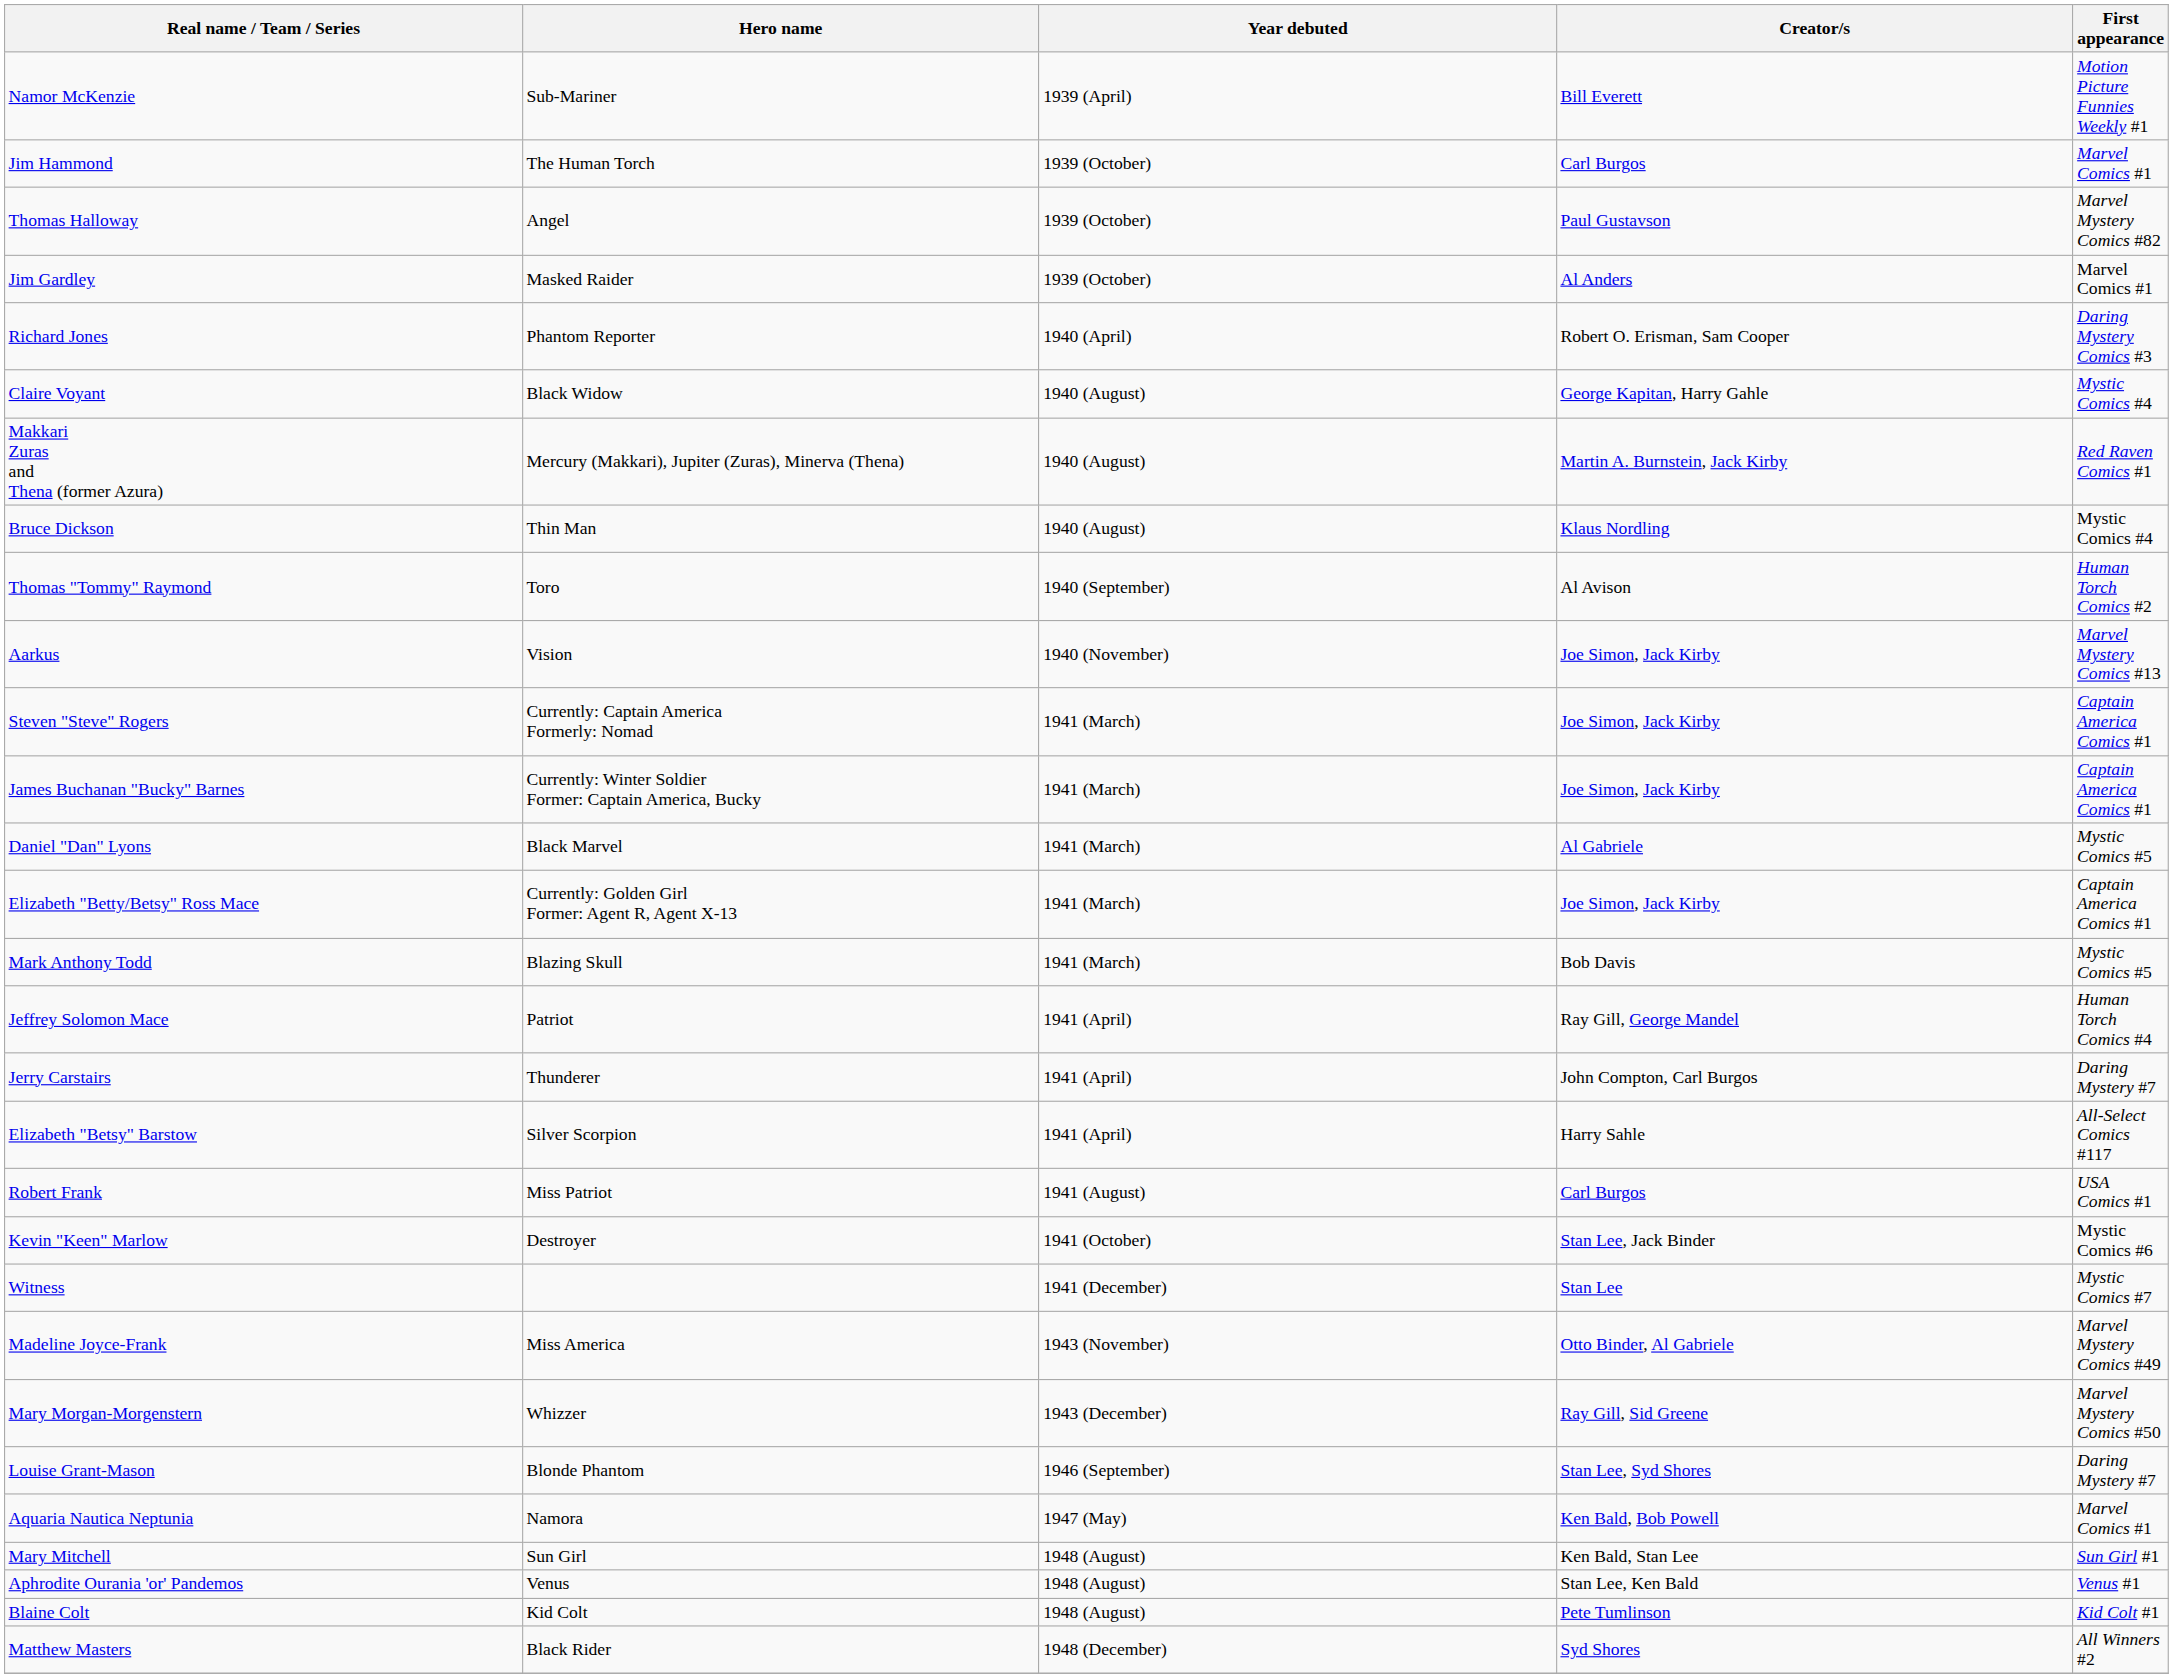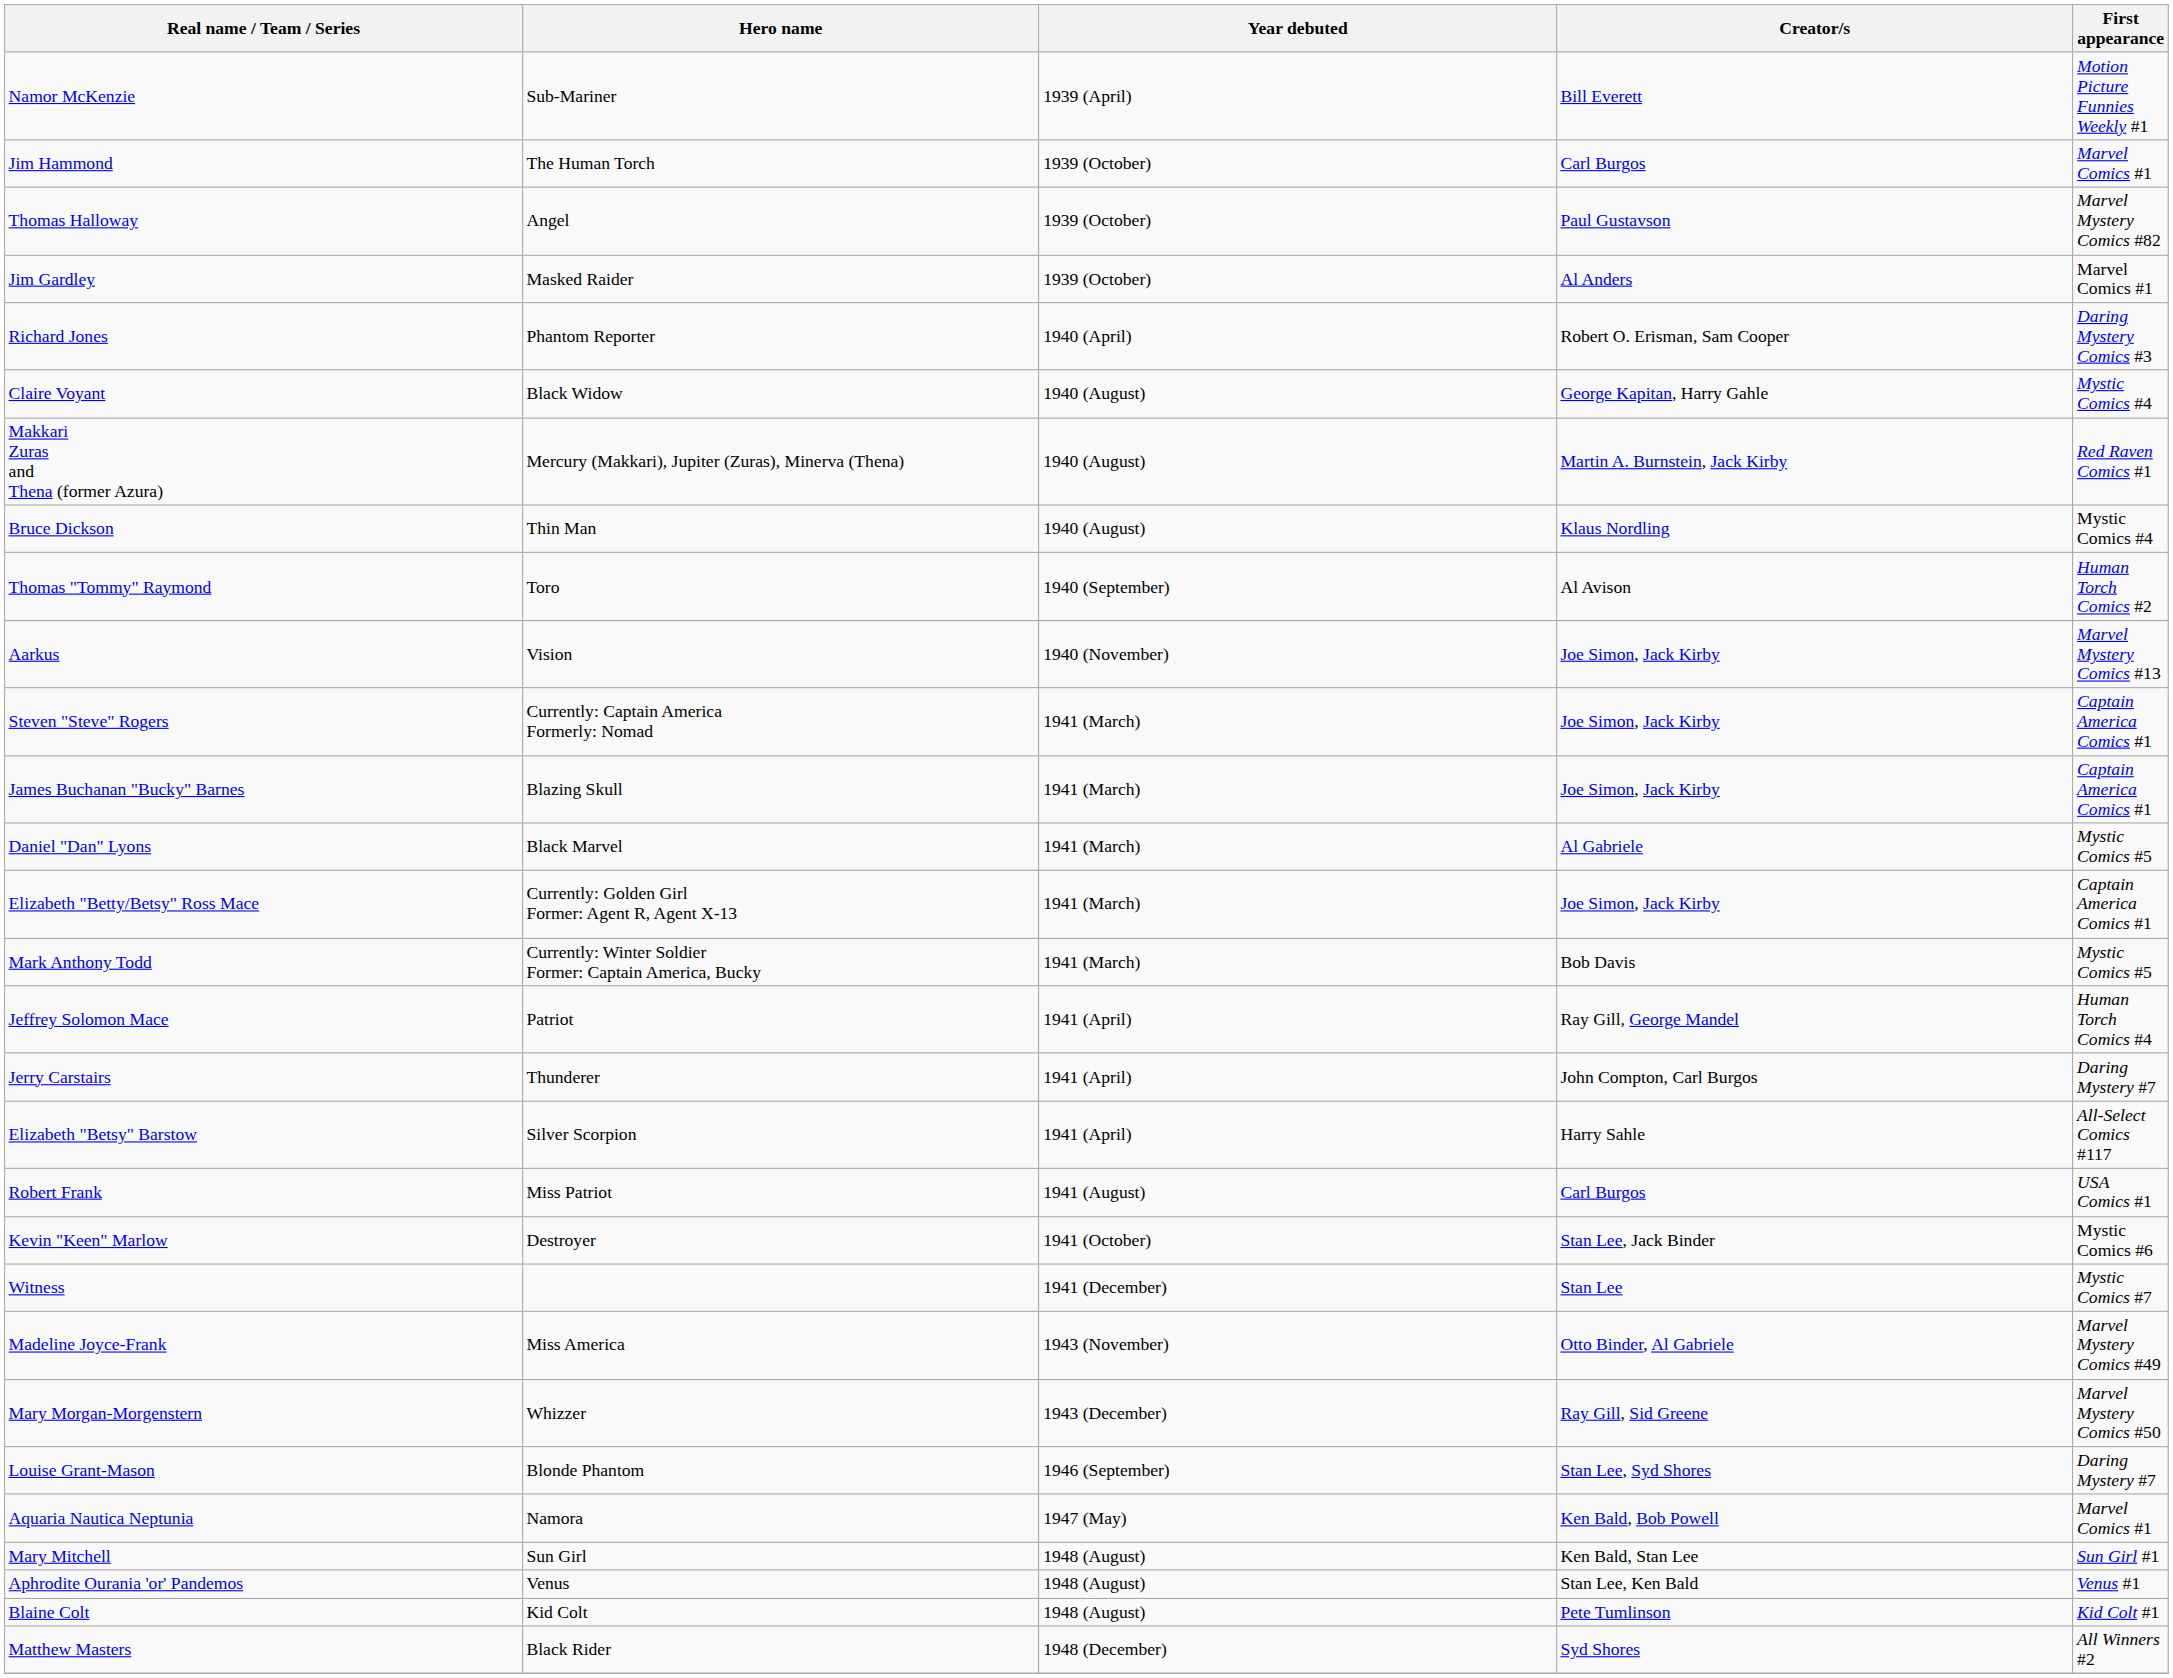(644, 789) Currently: Winter Soldier Former: Captain America, Bucky -> (575, 789) Blazing Skull
(575, 961) Blazing Skull -> (644, 961) Currently: Winter Soldier Former: Captain America, Bucky
